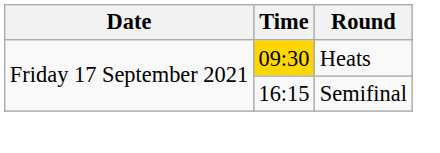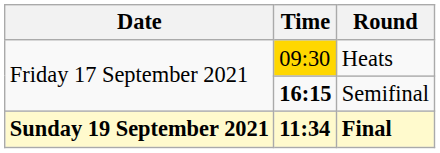(284, 93) normal -> (305, 93) bold
+ row: (367, 128)
